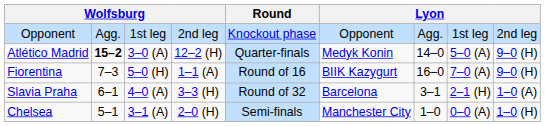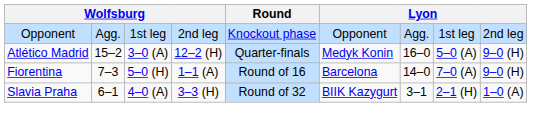(108, 53) bold -> (108, 53) normal
(430, 53) 14–0 -> (417, 53) 16–0
(360, 72) BIIK Kazygurt -> (350, 72) Barcelona
(430, 72) 16–0 -> (417, 72) 14–0
(350, 92) Barcelona -> (360, 92) BIIK Kazygurt
- row: (30, 111)
